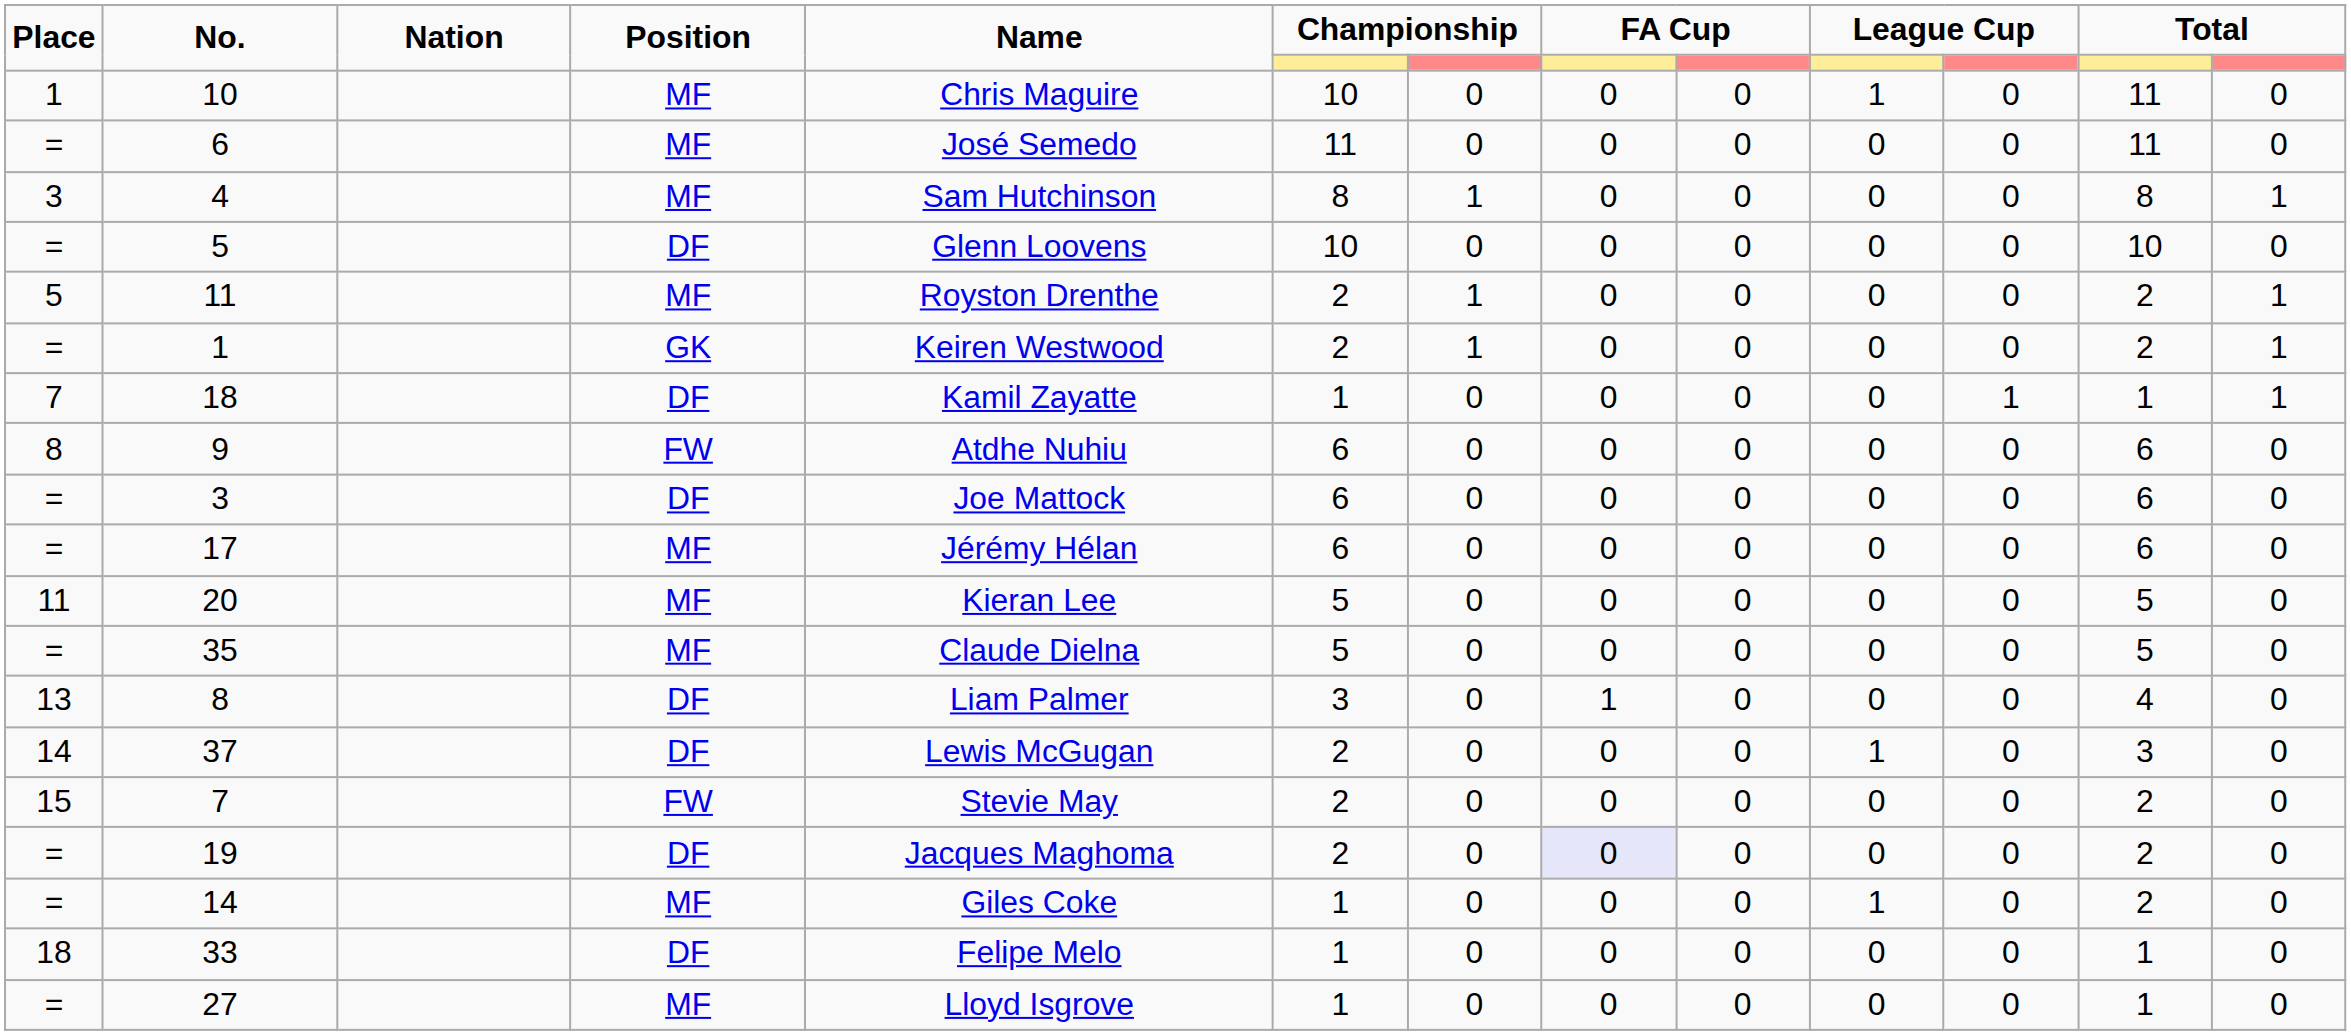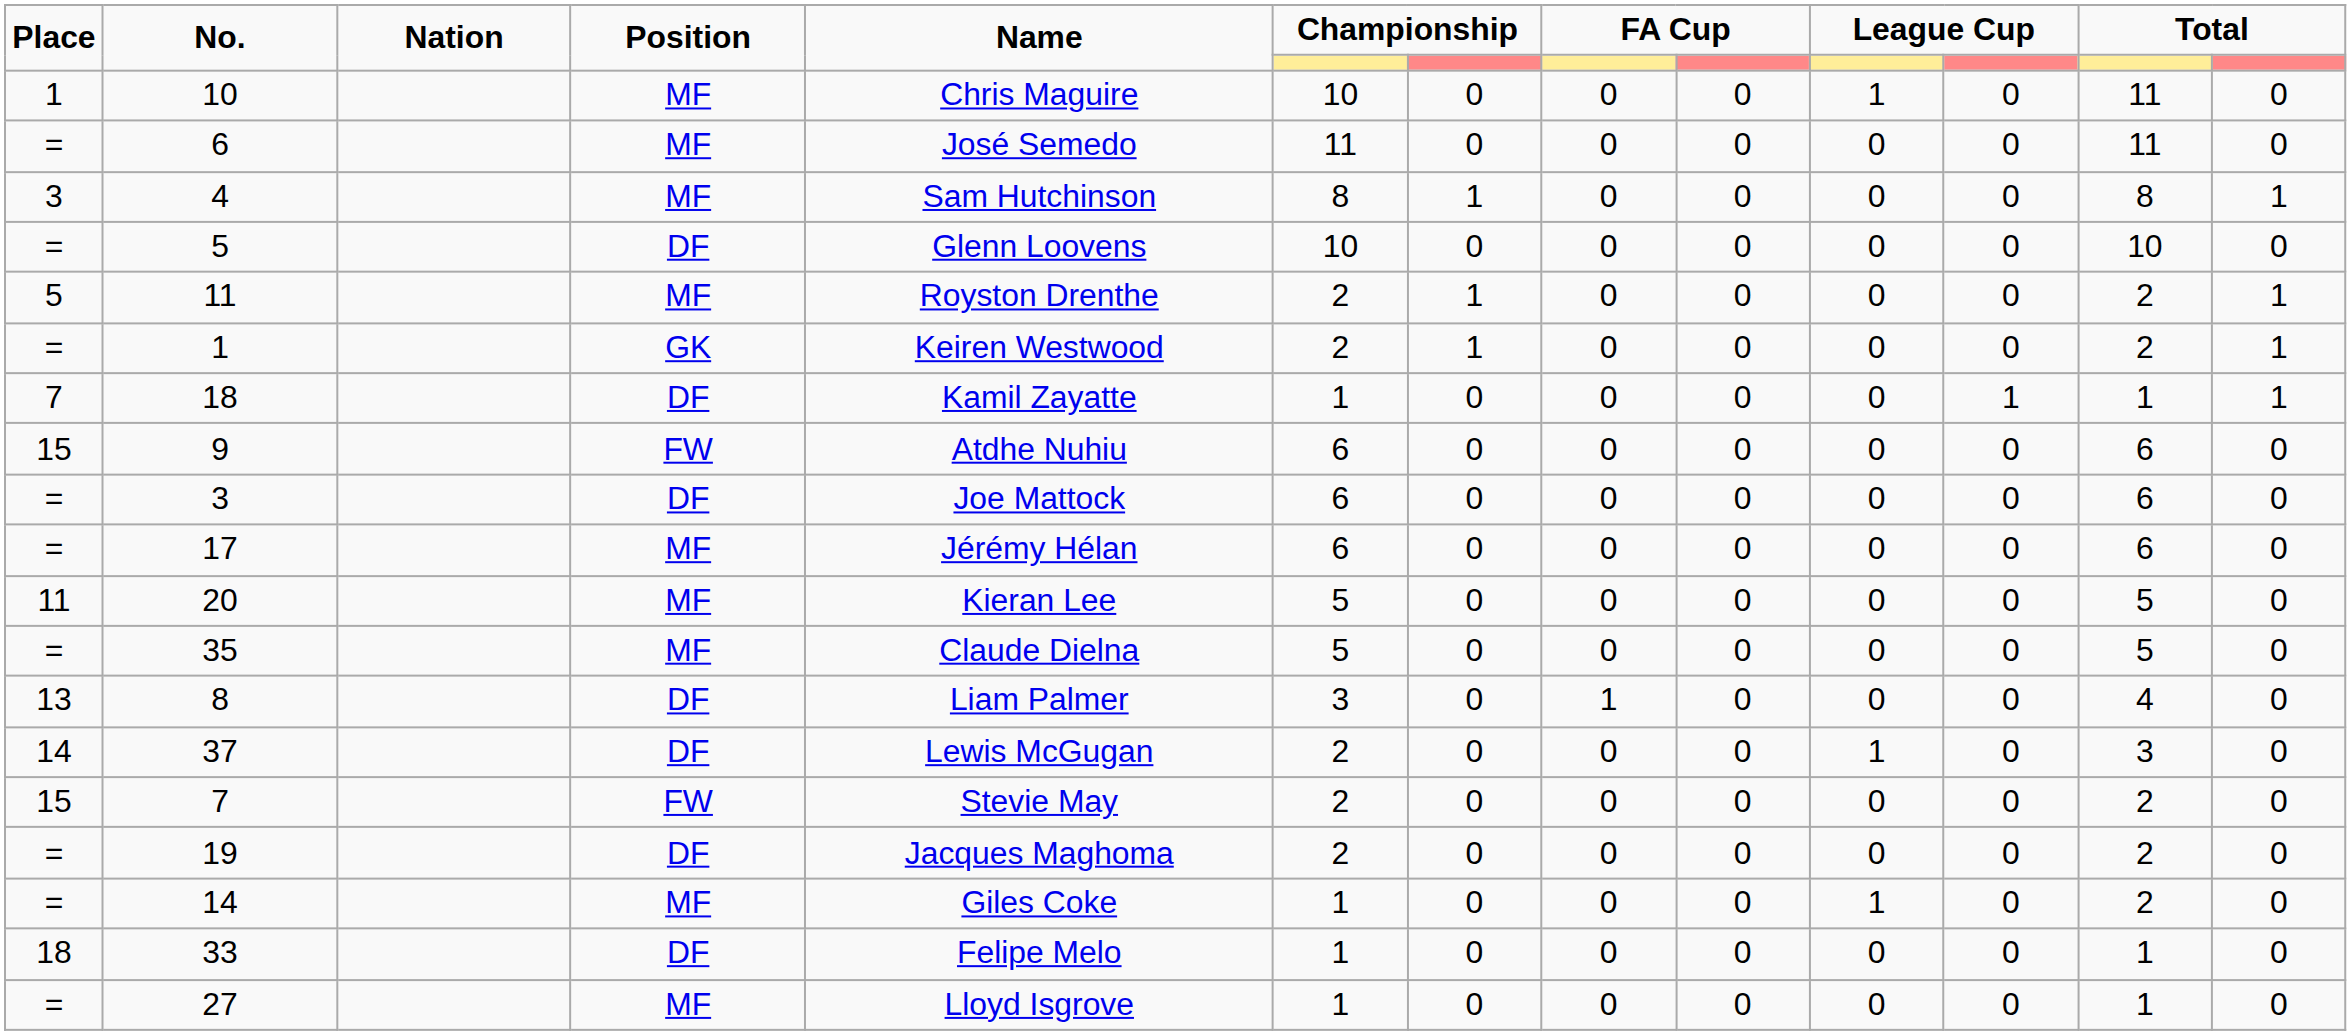(54, 448) 8 -> (54, 448) 15
(1609, 852) lavender background -> (1609, 852) no background
